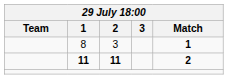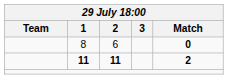(115, 45) 3 -> (115, 45) 6
(188, 45) 1 -> (188, 45) 0
